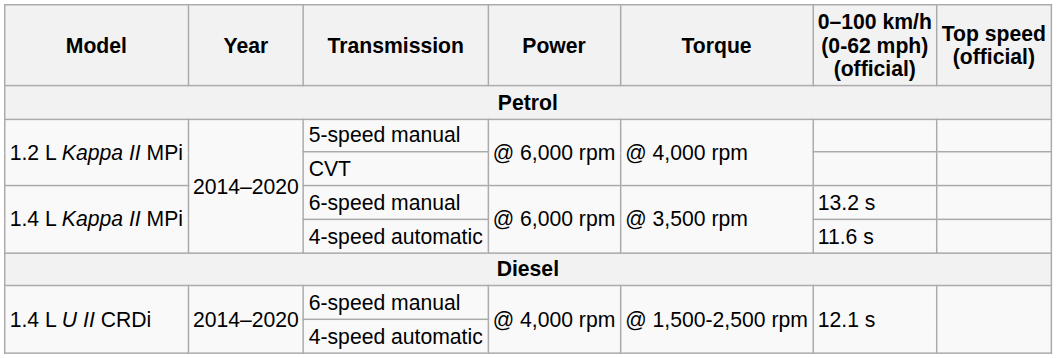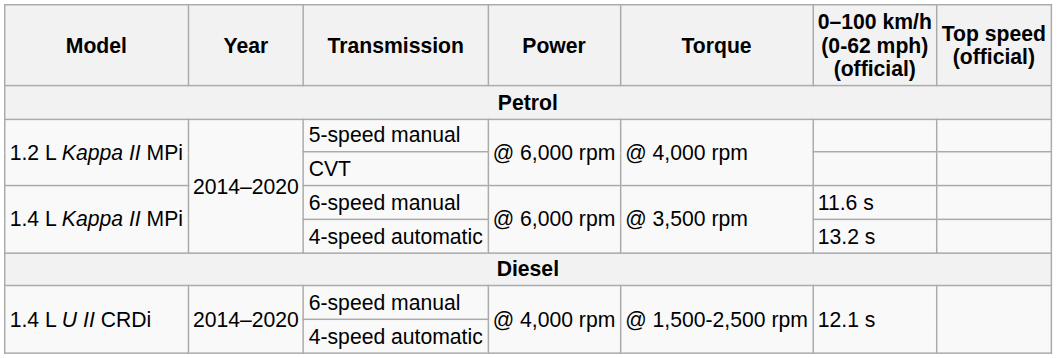(847, 203) 13.2 s -> (846, 203) 11.6 s
(846, 236) 11.6 s -> (847, 236) 13.2 s
